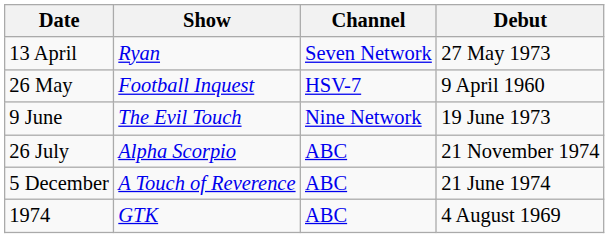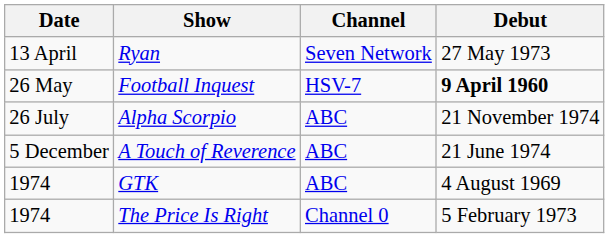(493, 85) normal -> (495, 85) bold
- row: (180, 118)
+ row: (193, 215)
